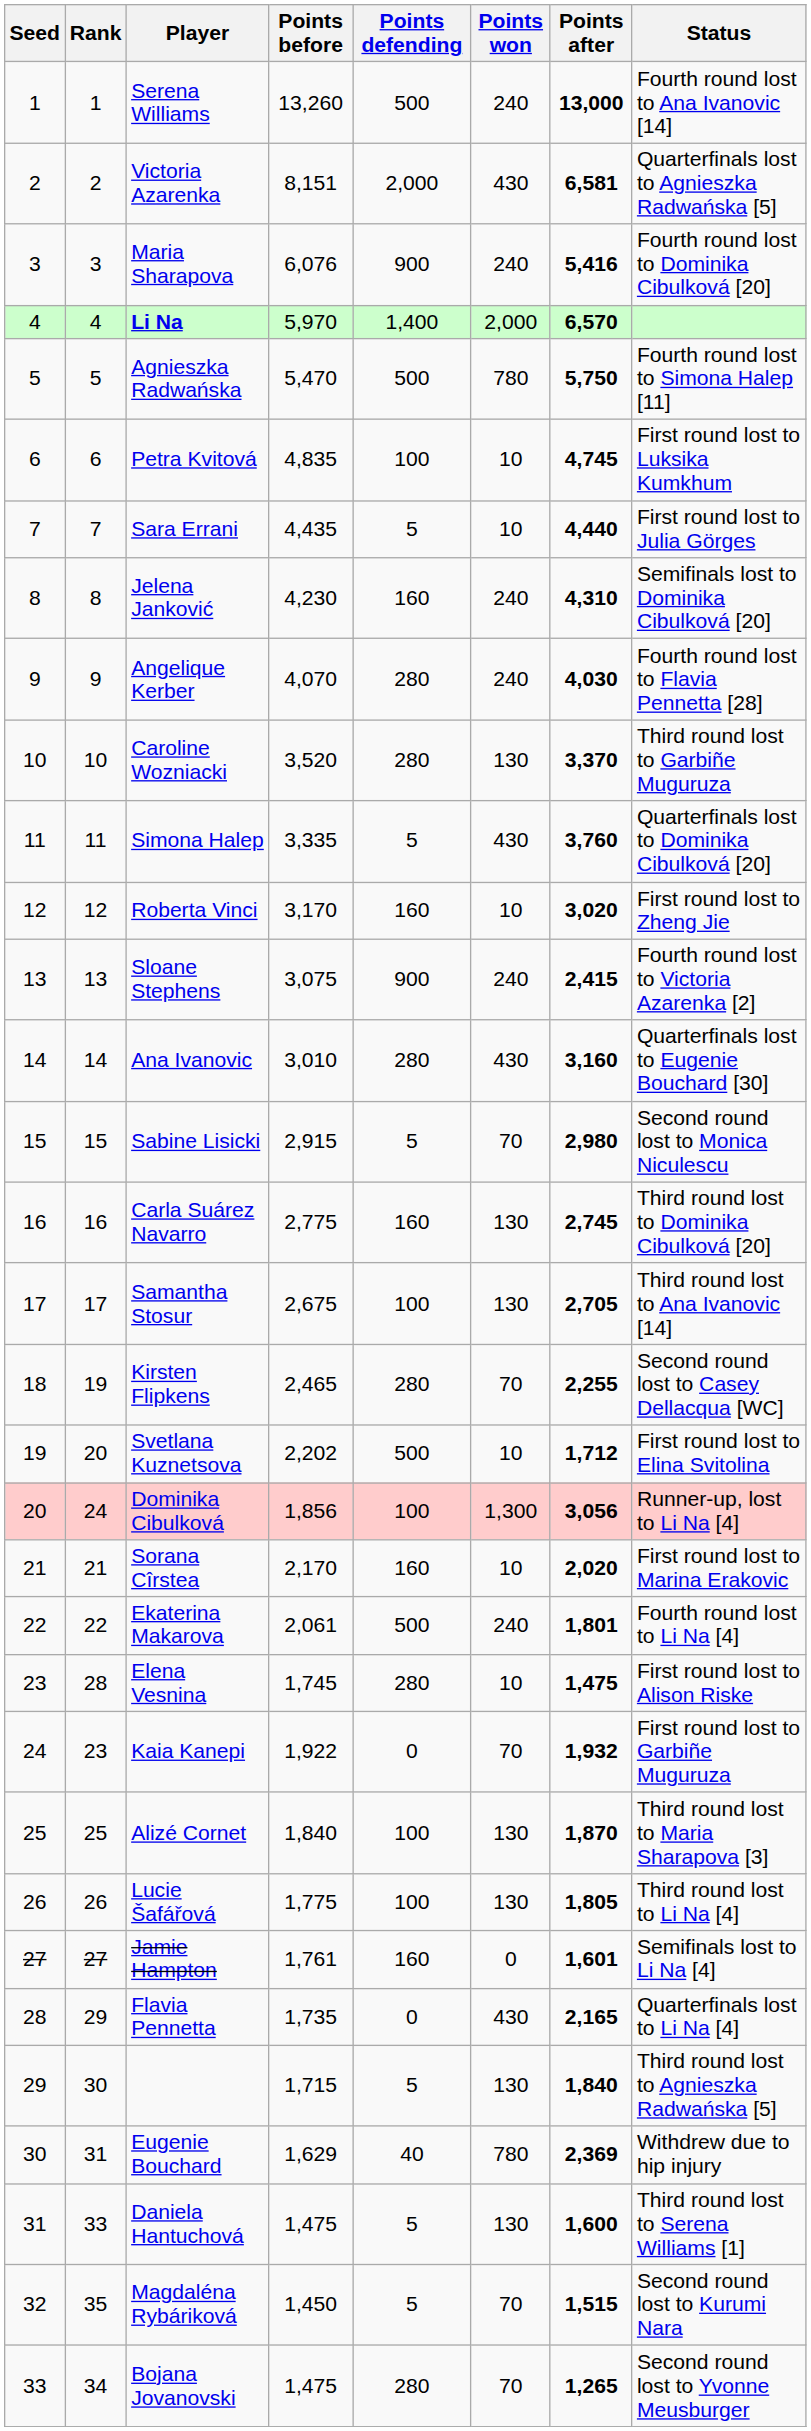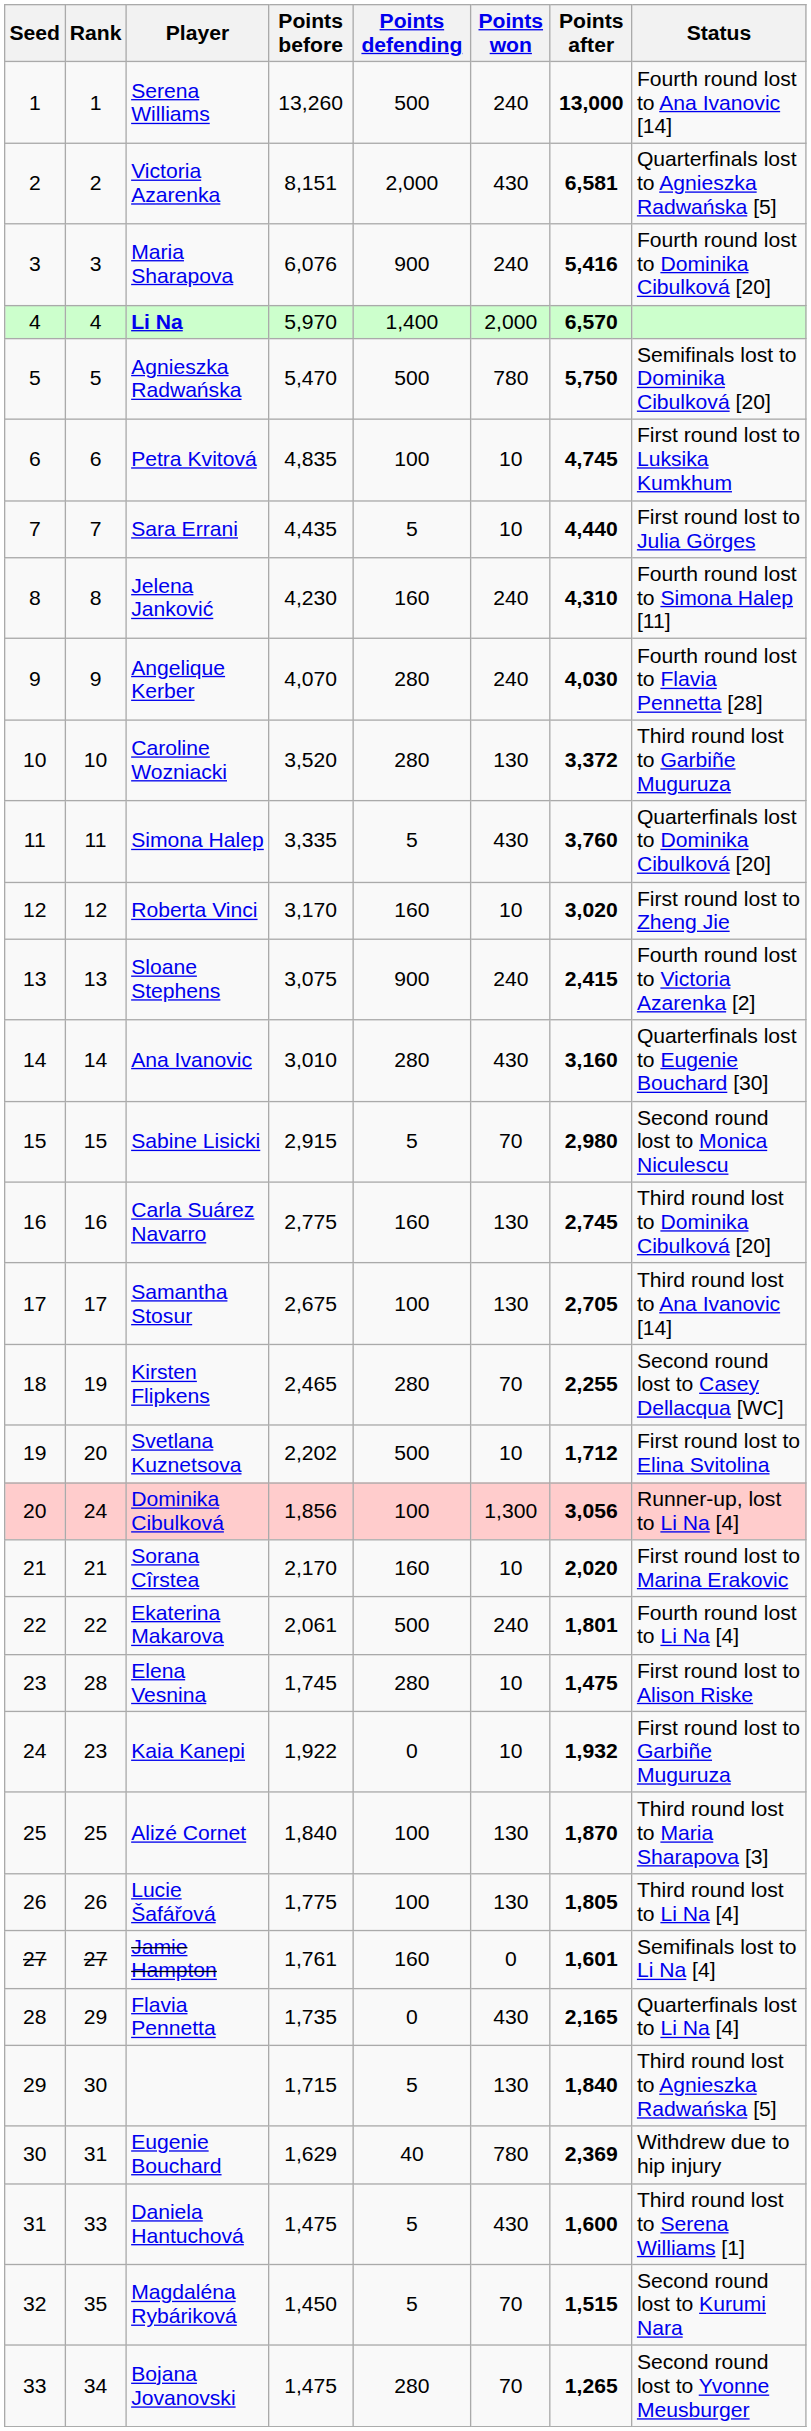(717, 378) Fourth round lost to Simona Halep [11] -> (717, 378) Semifinals lost to Dominika Cibulková [20]
(717, 598) Semifinals lost to Dominika Cibulková [20] -> (717, 598) Fourth round lost to Simona Halep [11]
(591, 760) 3,370 -> (591, 760) 3,372
(511, 1751) 70 -> (511, 1751) 10
(511, 2223) 130 -> (511, 2223) 430
